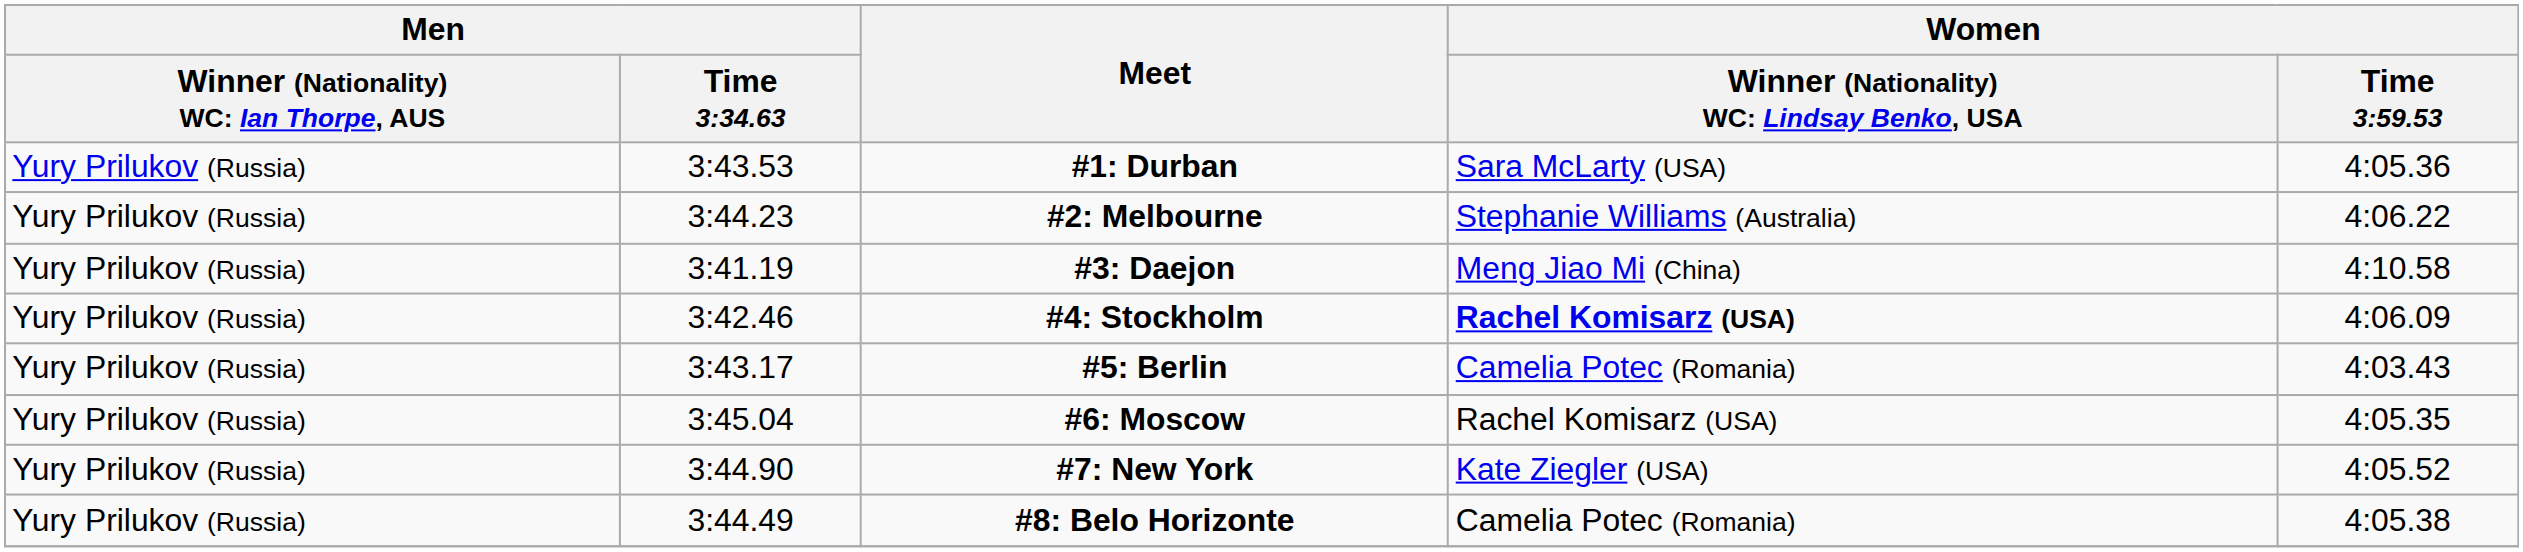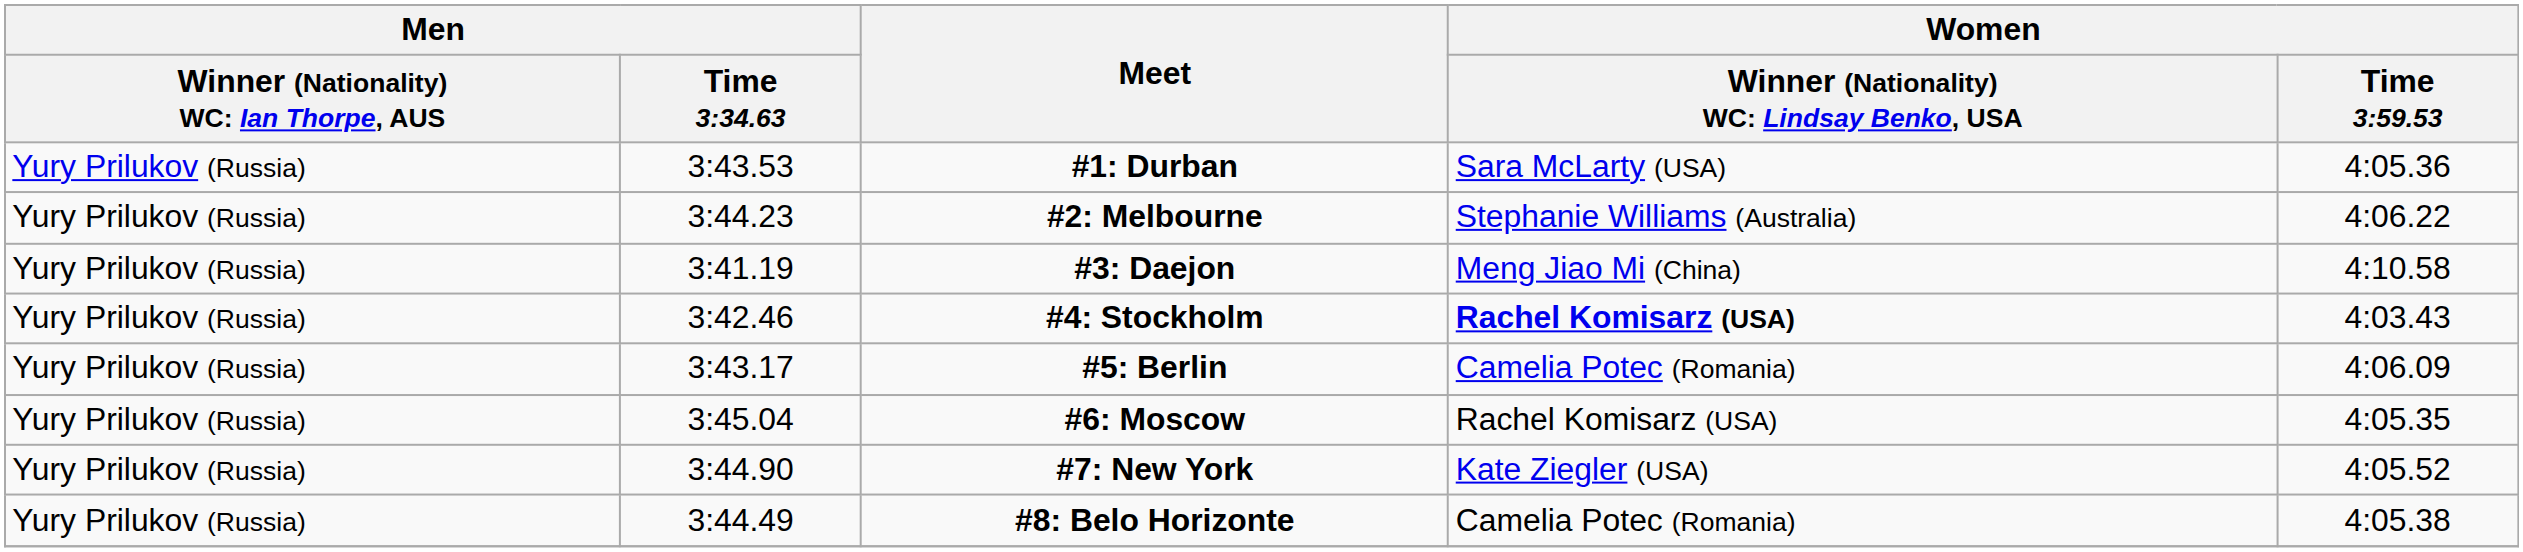(2398, 318) 4:06.09 -> (2398, 318) 4:03.43
(2398, 368) 4:03.43 -> (2398, 368) 4:06.09
